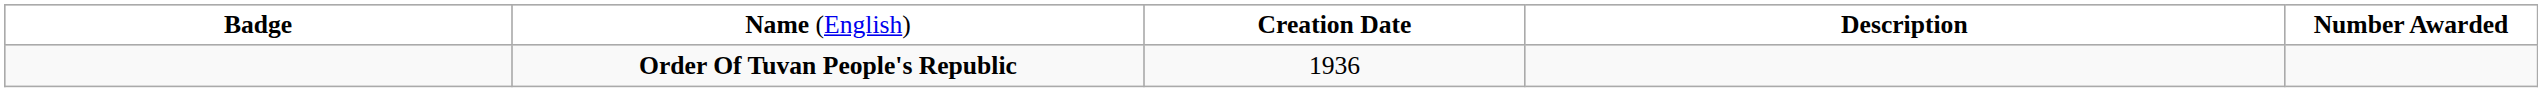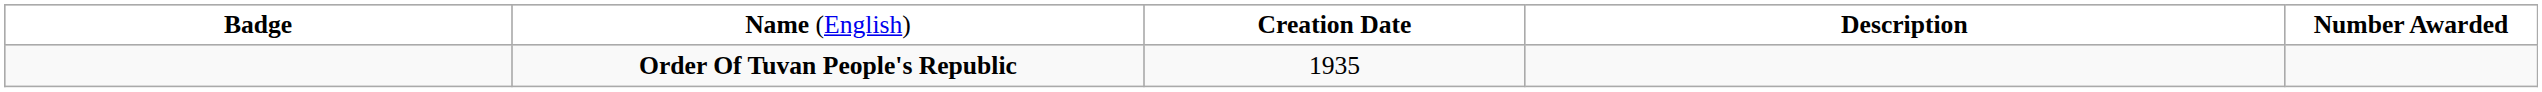(1334, 65) 1936 -> (1334, 65) 1935
